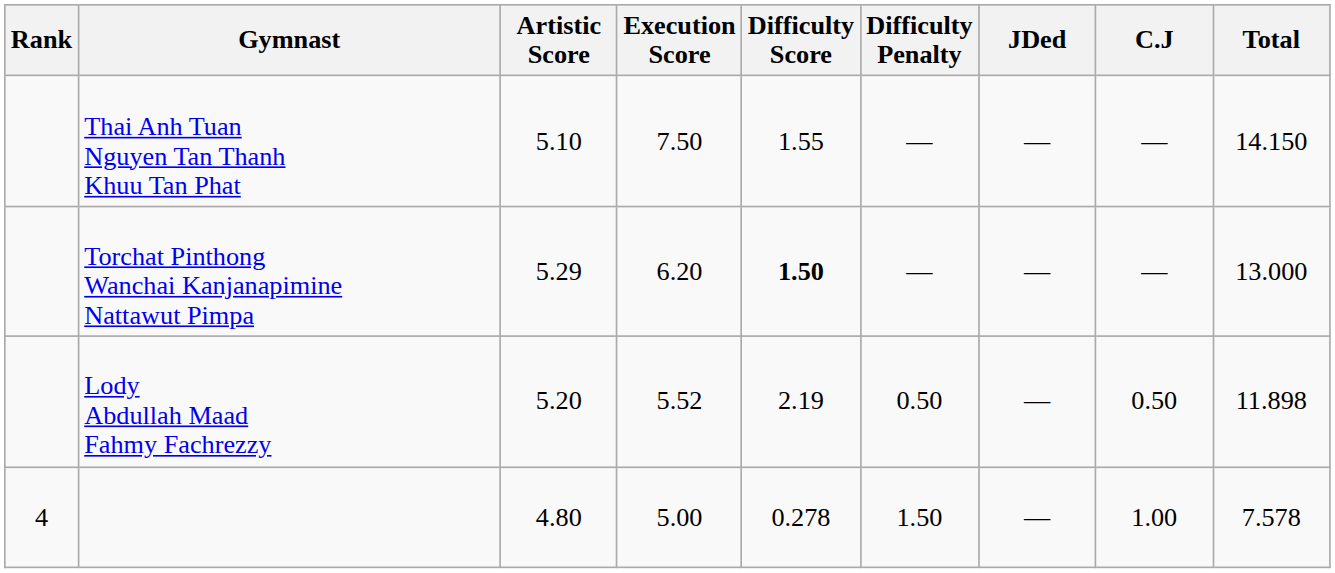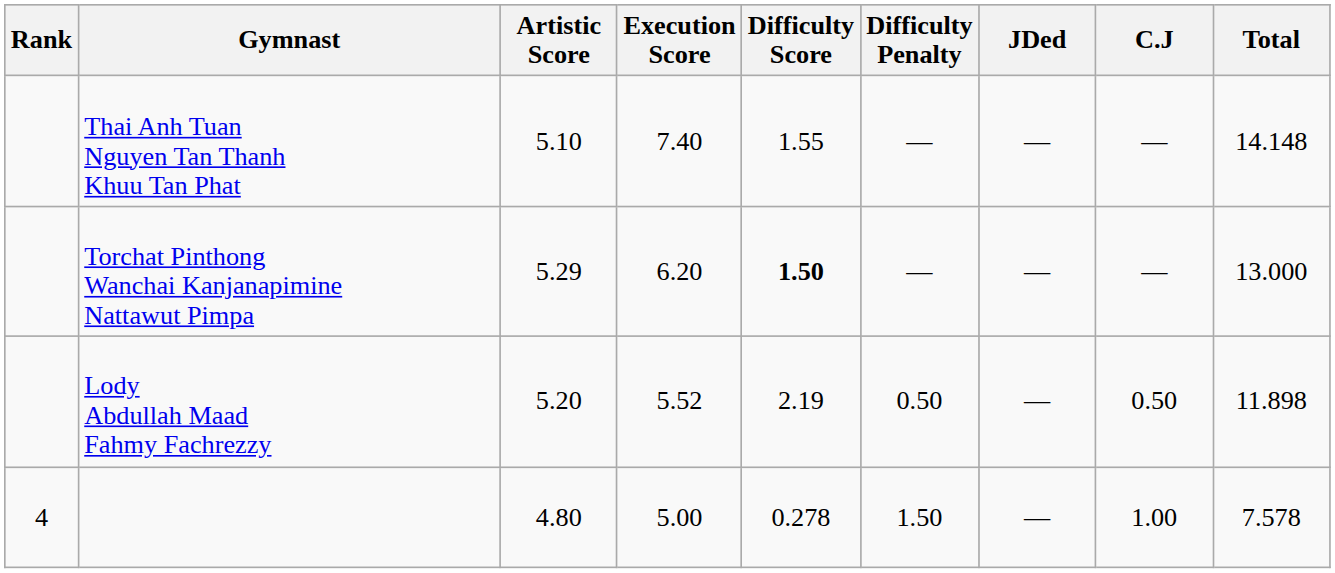(680, 140) 7.50 -> (680, 140) 7.40
(1271, 140) 14.150 -> (1271, 140) 14.148
